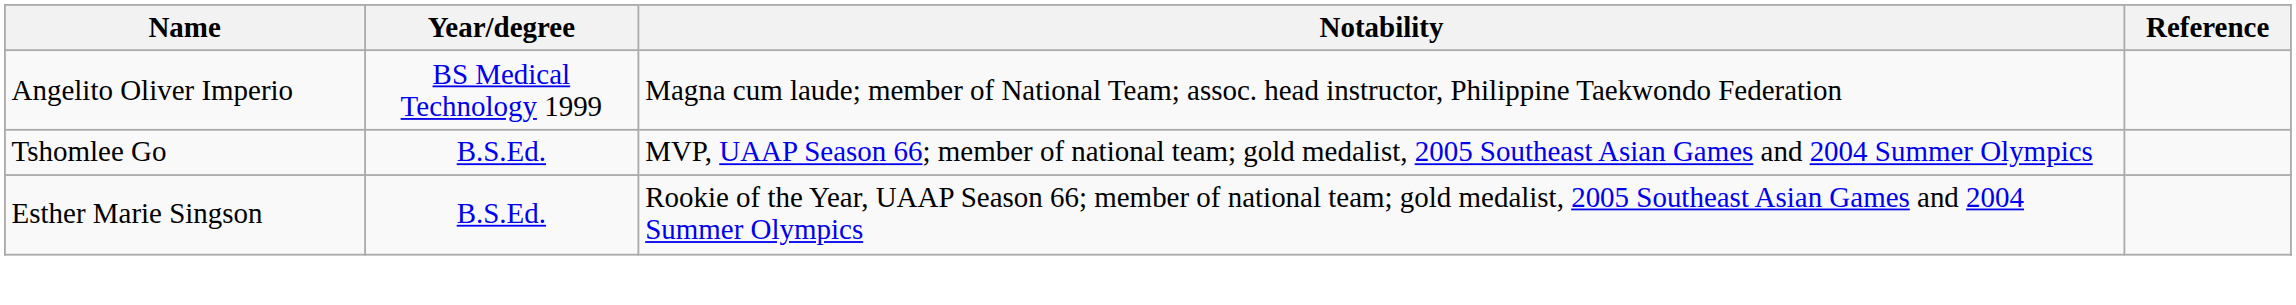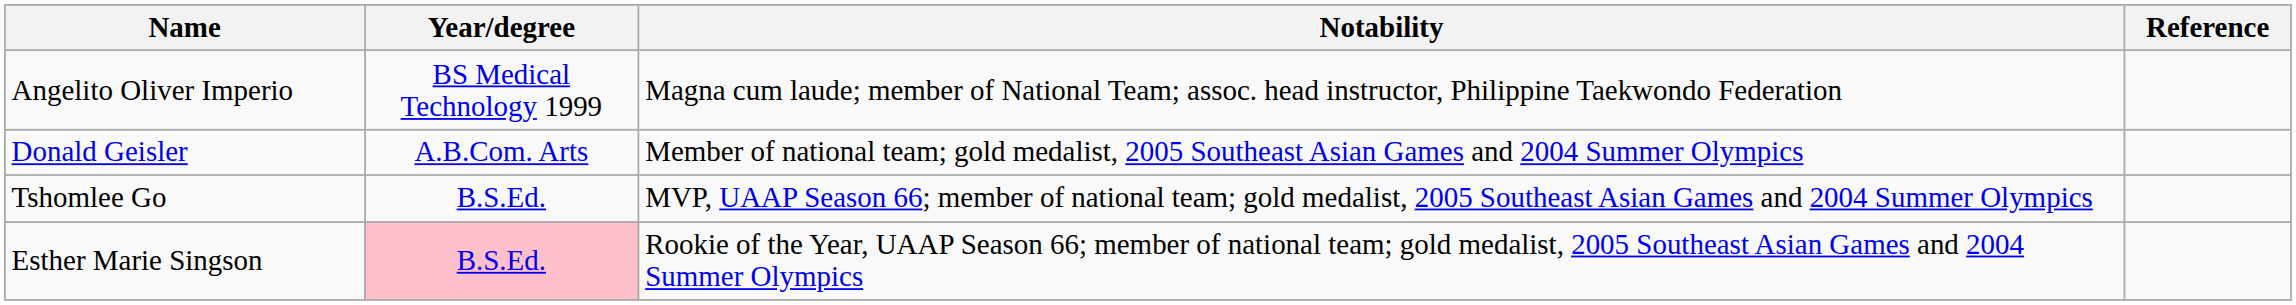+ row: (100, 151)
(501, 214) no background -> (501, 260) pink background
